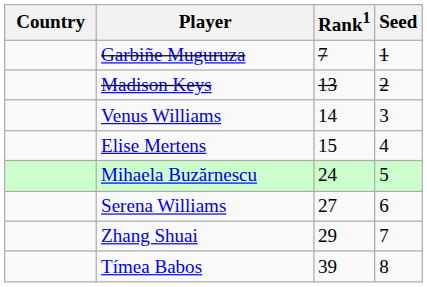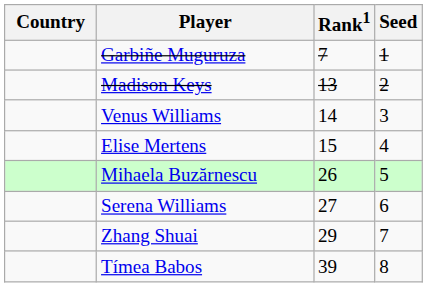(328, 175) 24 -> (328, 175) 26
